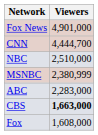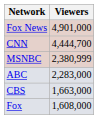- row: (17, 59)
(72, 106) bold -> (72, 91) normal
